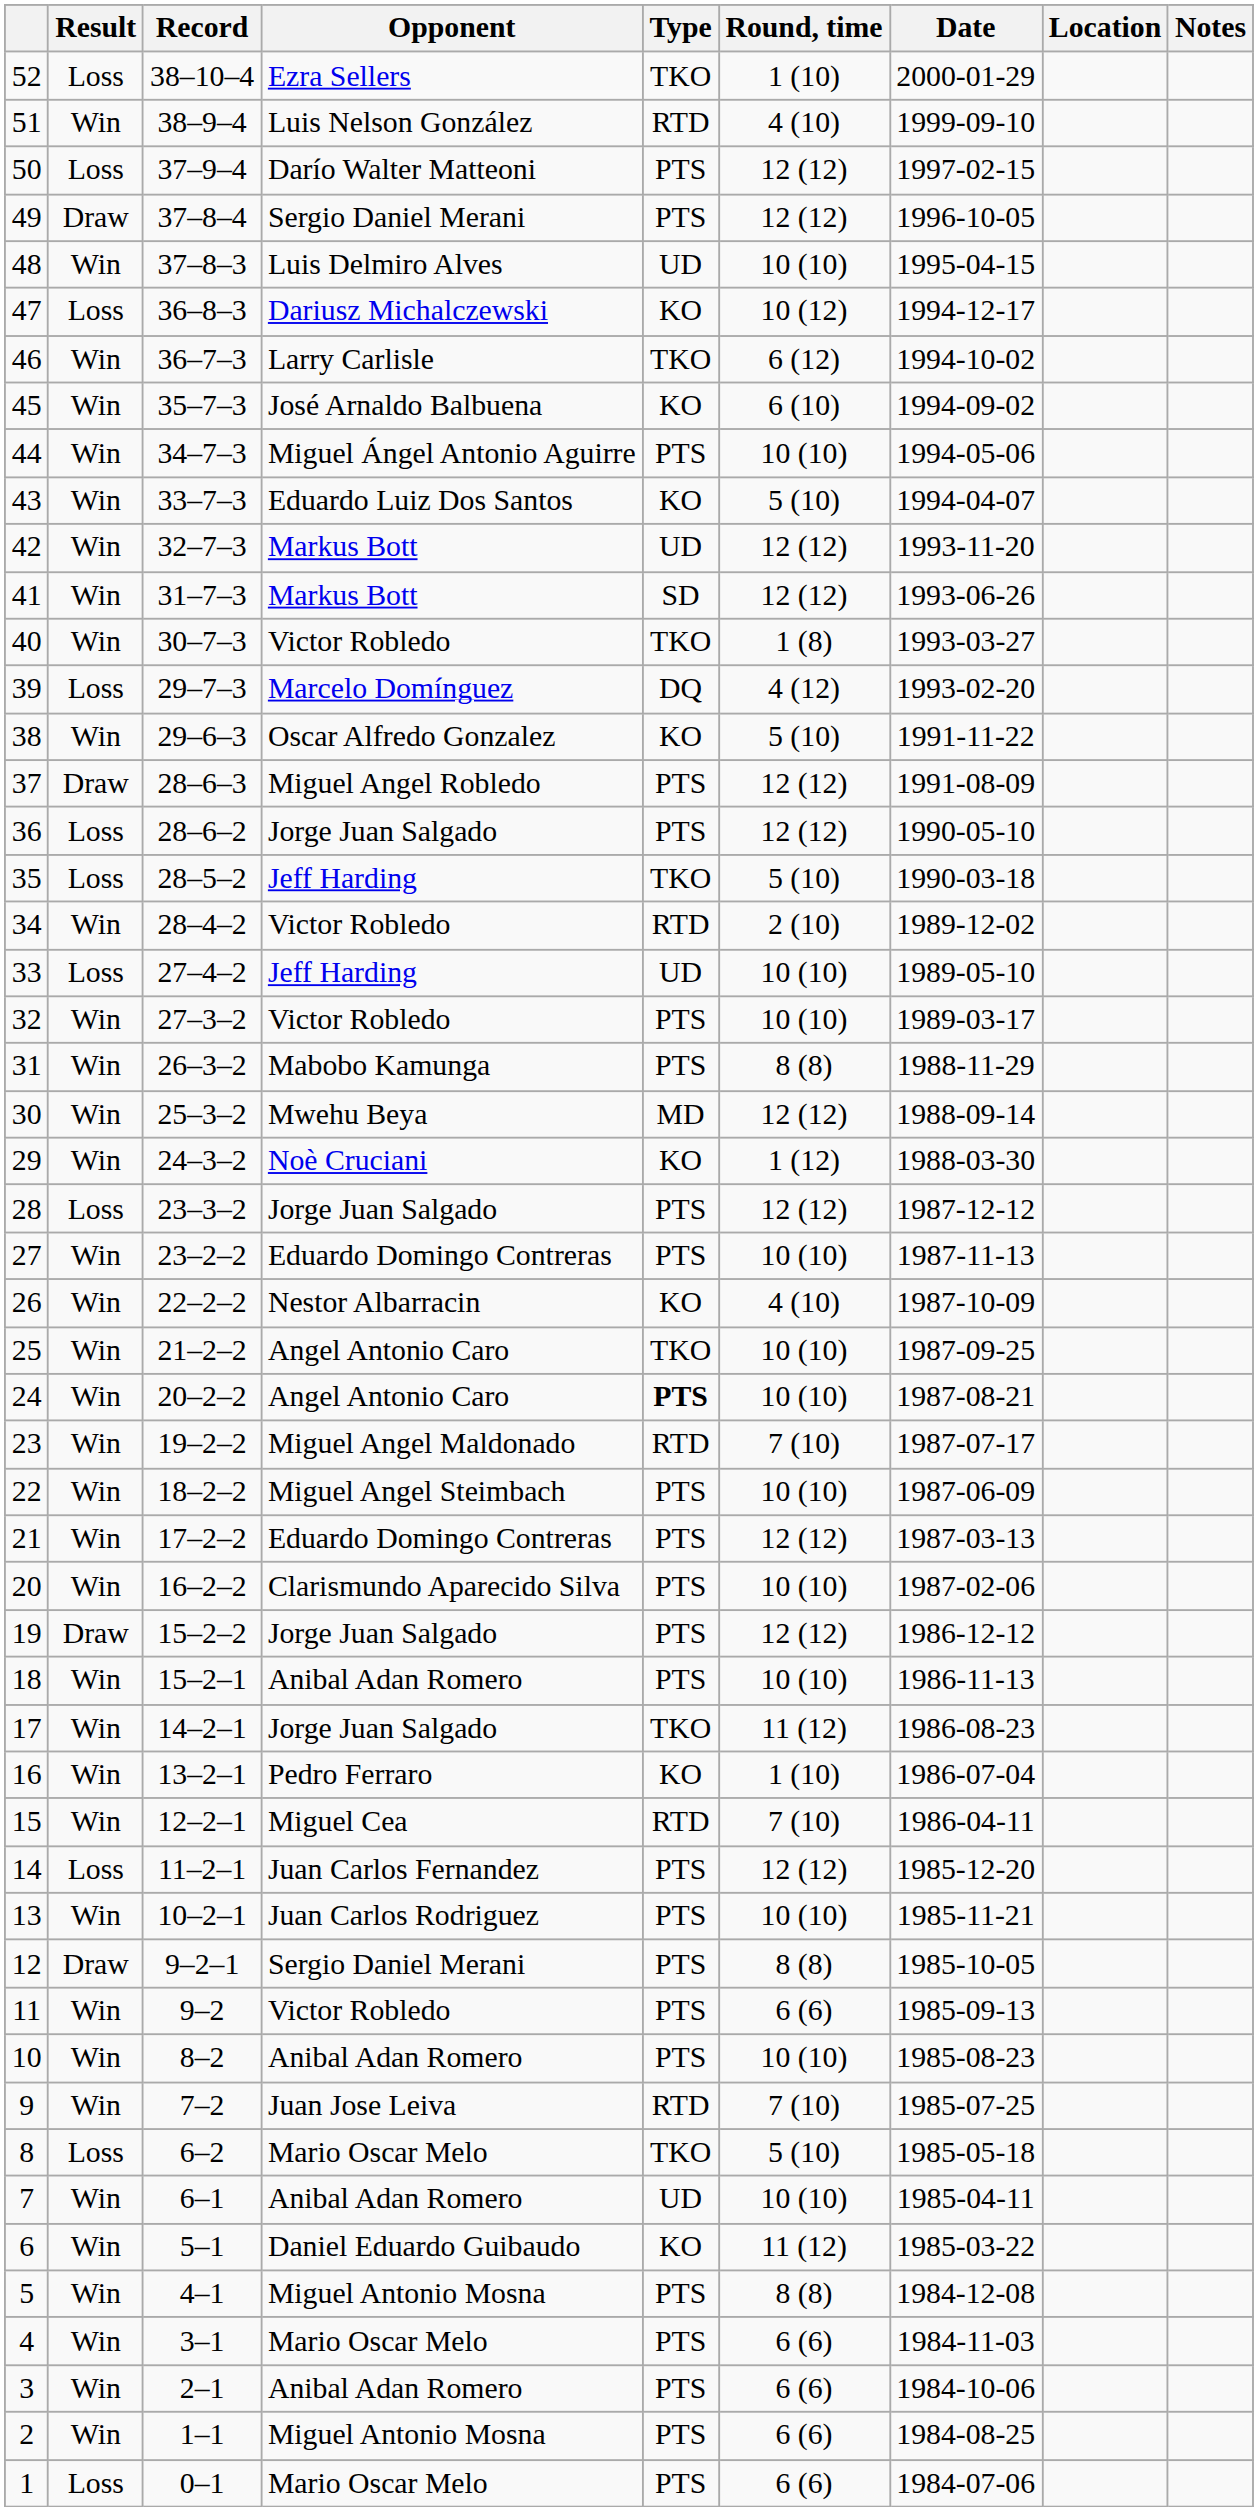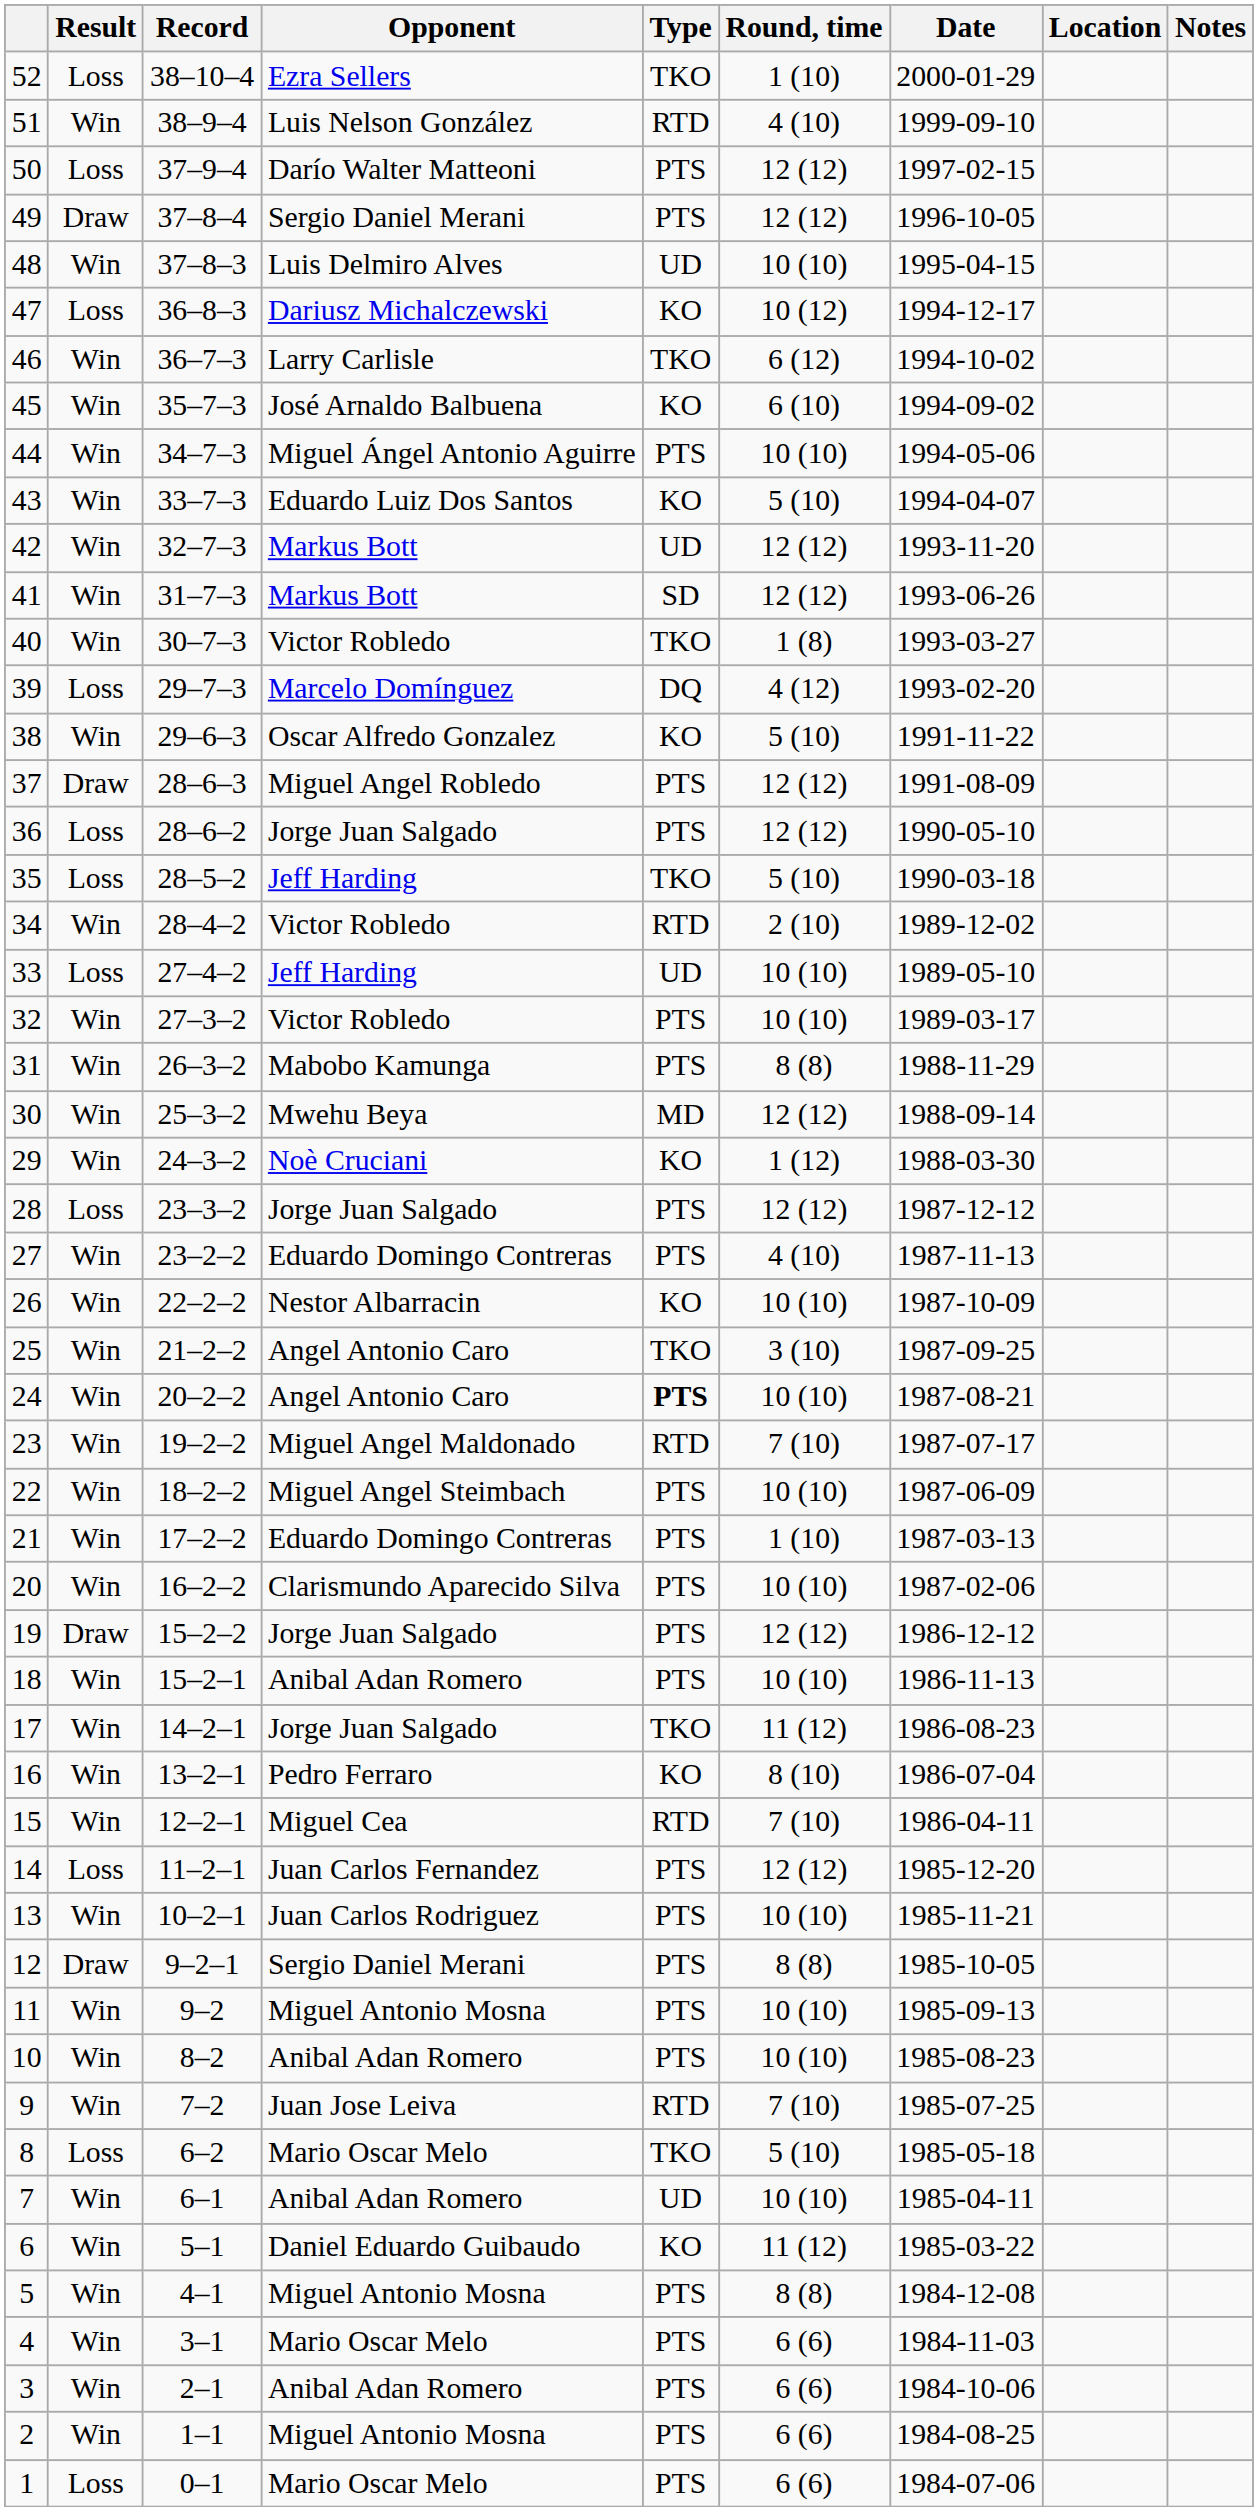(804, 1255) 10 (10) -> (804, 1255) 4 (10)
(804, 1302) 4 (10) -> (804, 1302) 10 (10)
(804, 1349) 10 (10) -> (804, 1349) 3 (10)
(804, 1538) 12 (12) -> (804, 1538) 1 (10)
(804, 1774) 1 (10) -> (804, 1774) 8 (10)
(359, 2010) Victor Robledo -> (407, 2010) Miguel Antonio Mosna
(804, 2010) 6 (6) -> (804, 2010) 10 (10)
